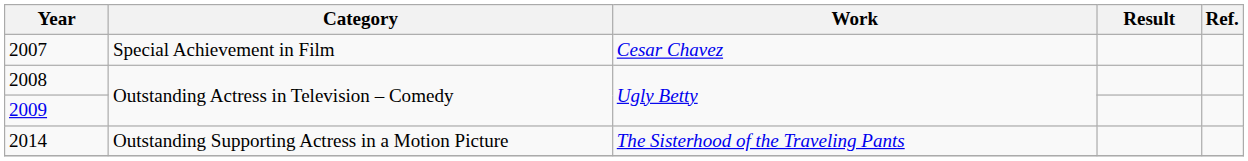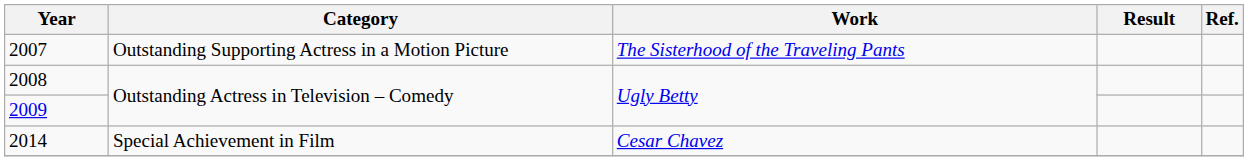(224, 49) Special Achievement in Film -> (311, 49) Outstanding Supporting Actress in a Motion Picture
(670, 49) Cesar Chavez -> (761, 49) The Sisterhood of the Traveling Pants
(311, 140) Outstanding Supporting Actress in a Motion Picture -> (224, 140) Special Achievement in Film
(761, 140) The Sisterhood of the Traveling Pants -> (670, 140) Cesar Chavez
